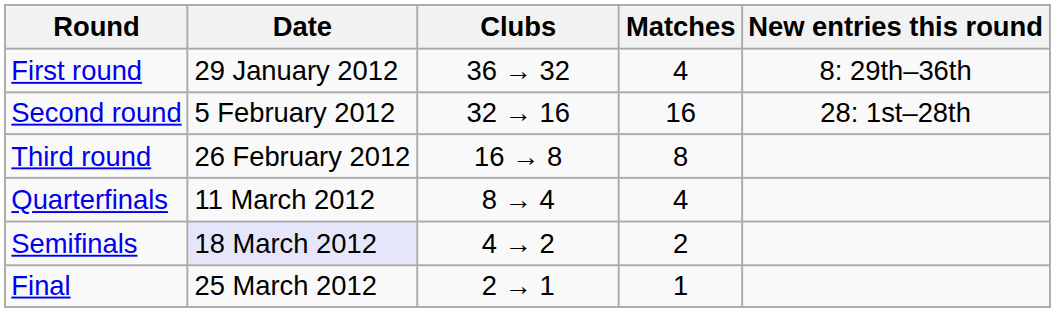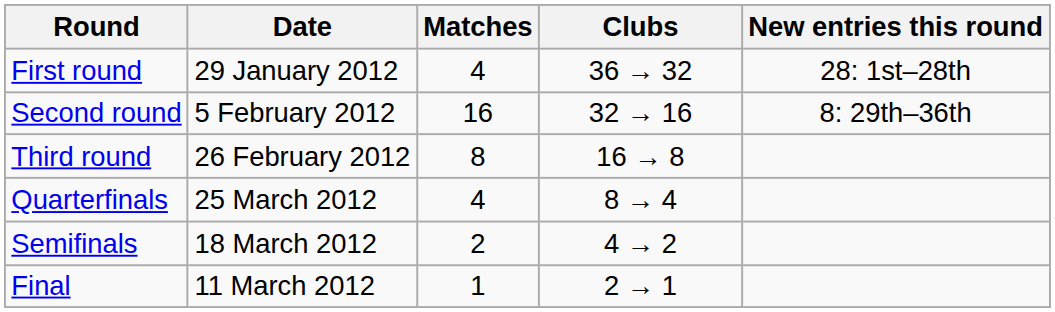columns swapped: (681, 27) <-> (518, 27)
(896, 70) 8: 29th–36th -> (896, 70) 28: 1st–28th
(896, 113) 28: 1st–28th -> (896, 113) 8: 29th–36th
(285, 200) 11 March 2012 -> (286, 200) 25 March 2012
(286, 243) lavender background -> (286, 243) no background
(286, 286) 25 March 2012 -> (285, 286) 11 March 2012
